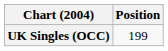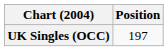(138, 35) 199 -> (138, 35) 197
